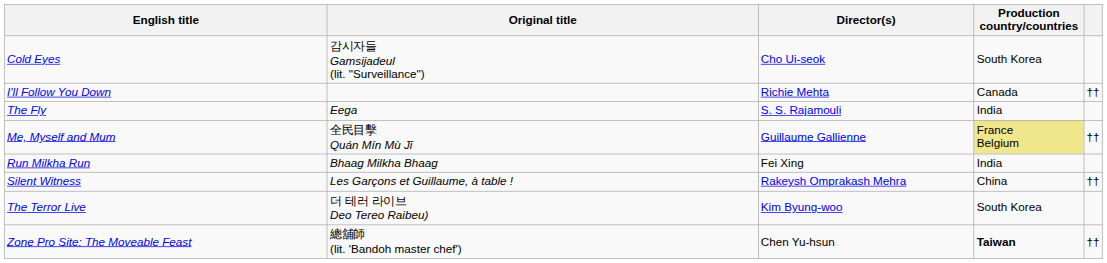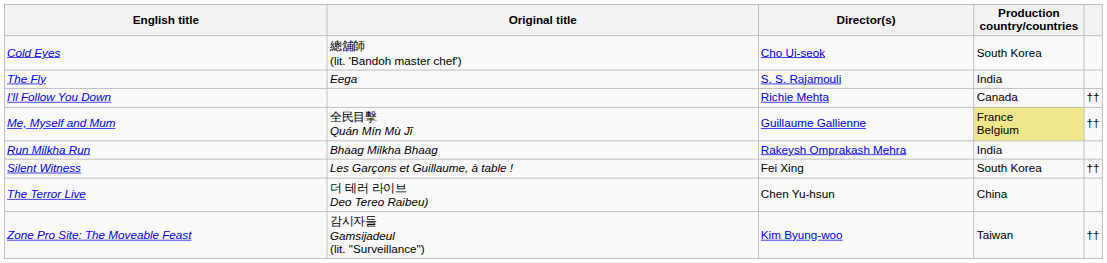(377, 60) 감시자들 Gamsijadeul (lit. "Surveillance") -> (396, 53) 總舖師 (lit. 'Bandoh master chef')
rows swapped: (27, 110) <-> (59, 92)
(782, 163) Fei Xing -> (834, 150) Rakeysh Omprakash Mehra
(834, 181) Rakeysh Omprakash Mehra -> (782, 168) Fei Xing
(992, 181) China -> (1009, 168) South Korea
(802, 208) Kim Byung-woo -> (798, 194) Chen Yu-hsun
(1009, 208) South Korea -> (992, 194) China
(396, 242) 總舖師 (lit. 'Bandoh master chef') -> (377, 235) 감시자들 Gamsijadeul (lit. "Surveillance")
(798, 241) Chen Yu-hsun -> (802, 235) Kim Byung-woo
(996, 241) bold -> (995, 235) normal
